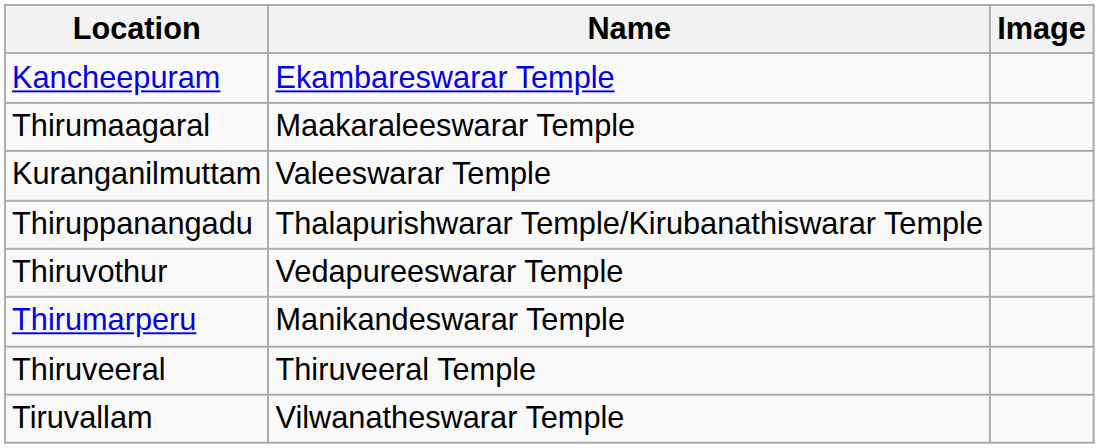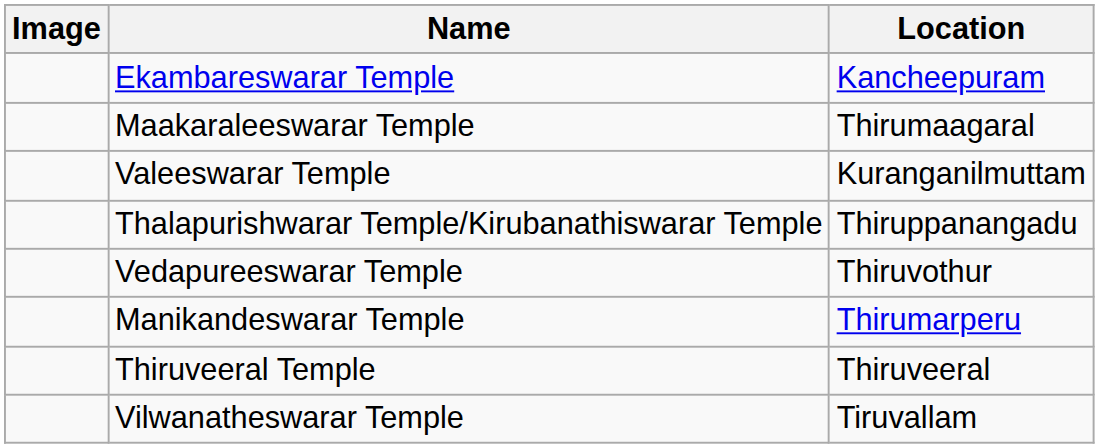columns swapped: (1042, 28) <-> (137, 28)
